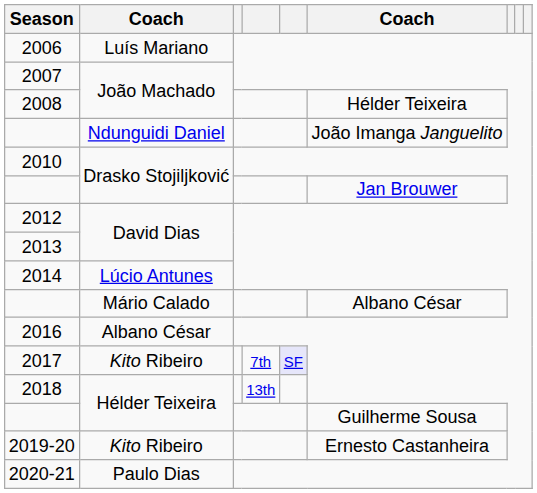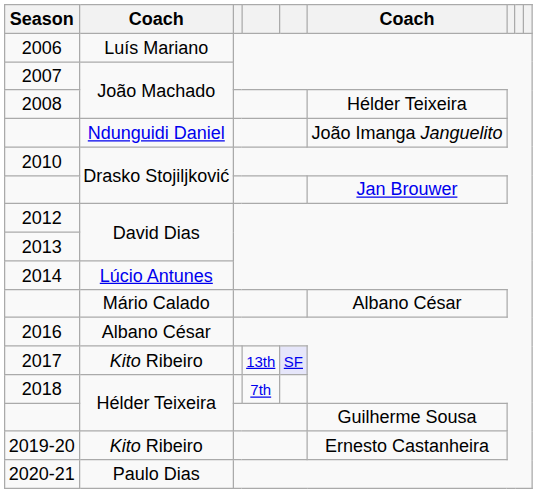(261, 362) 7th -> (261, 362) 13th
(261, 390) 13th -> (261, 390) 7th
